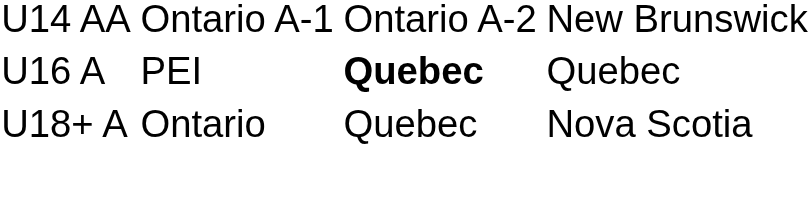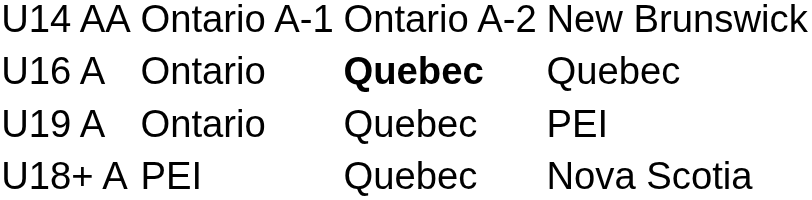(171, 71) PEI -> (203, 71) Ontario
+ row: (53, 124)
(203, 124) Ontario -> (171, 176) PEI
